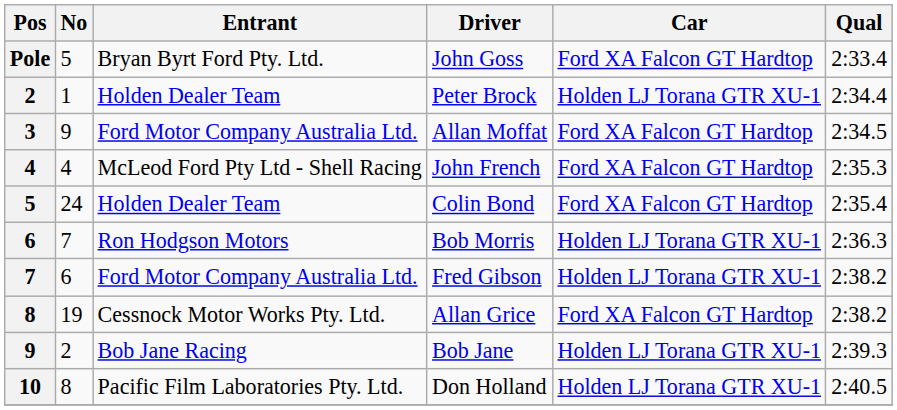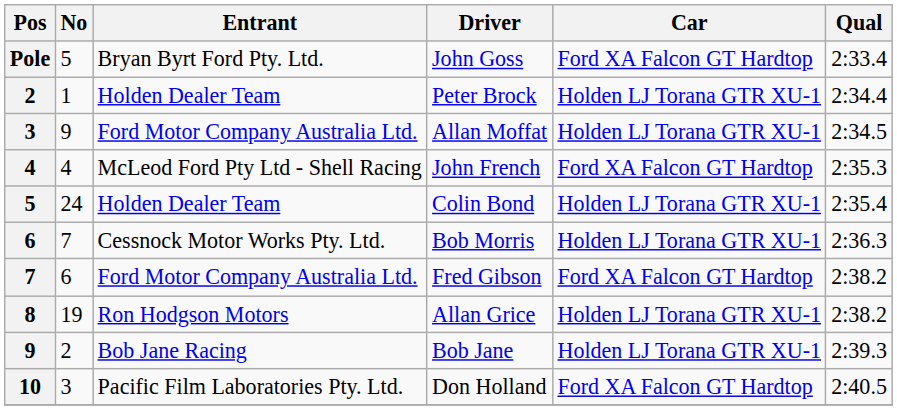(685, 131) Ford XA Falcon GT Hardtop -> (689, 131) Holden LJ Torana GTR XU-1
(685, 204) Ford XA Falcon GT Hardtop -> (689, 204) Holden LJ Torana GTR XU-1
(193, 240) Ron Hodgson Motors -> (241, 240) Cessnock Motor Works Pty. Ltd.
(689, 277) Holden LJ Torana GTR XU-1 -> (685, 277) Ford XA Falcon GT Hardtop
(241, 313) Cessnock Motor Works Pty. Ltd. -> (193, 313) Ron Hodgson Motors
(685, 313) Ford XA Falcon GT Hardtop -> (689, 313) Holden LJ Torana GTR XU-1
(66, 386) 8 -> (66, 386) 3
(689, 386) Holden LJ Torana GTR XU-1 -> (685, 386) Ford XA Falcon GT Hardtop
